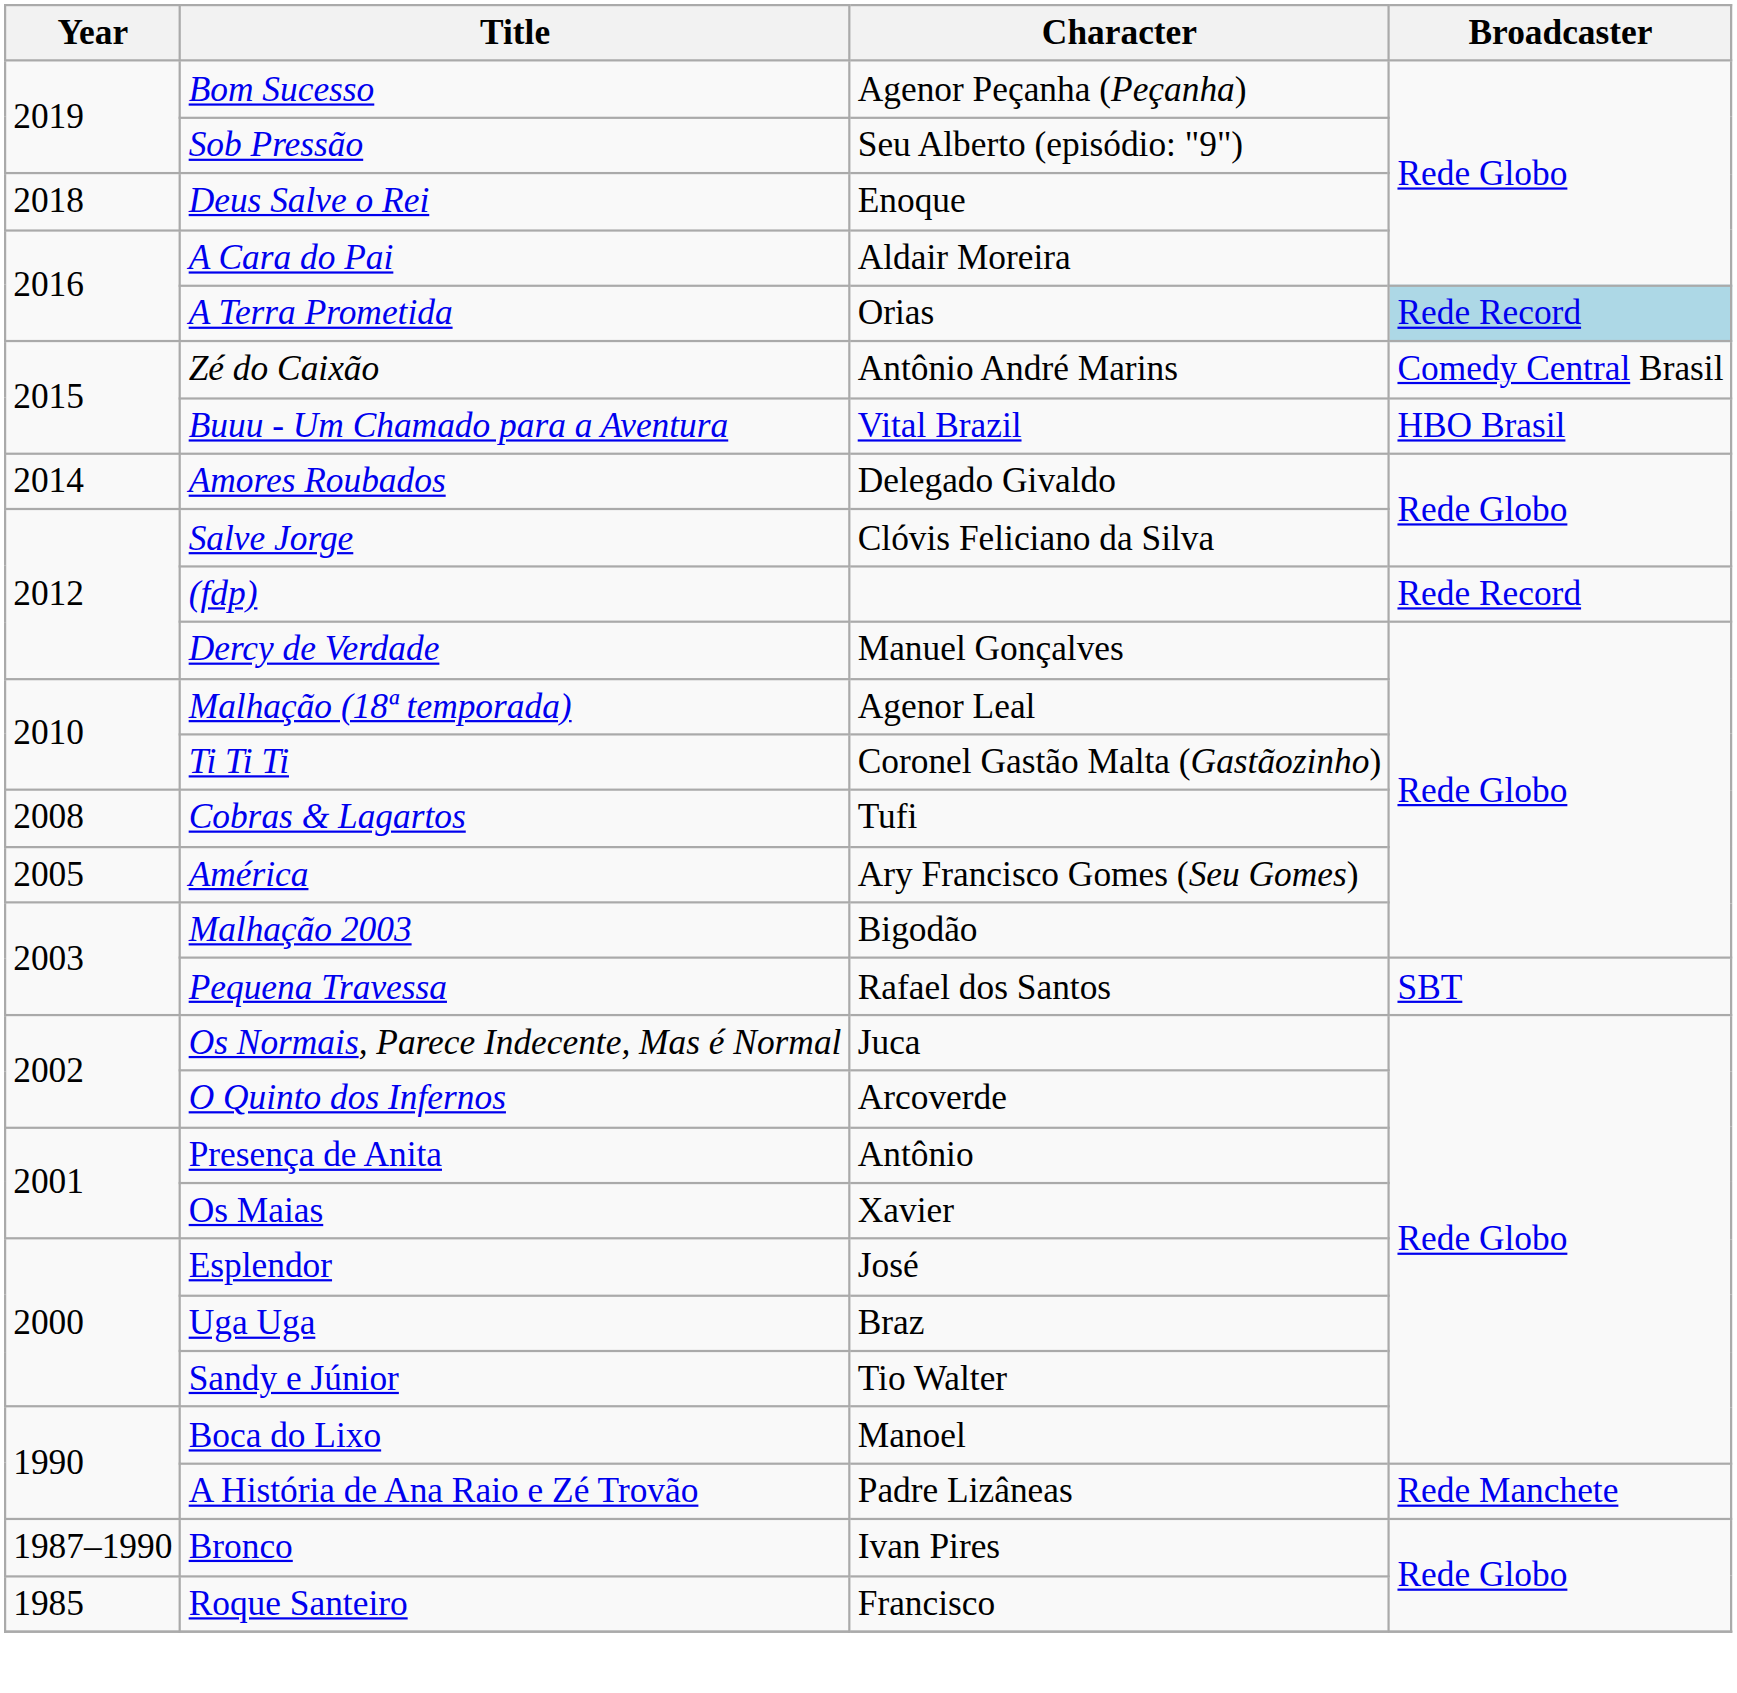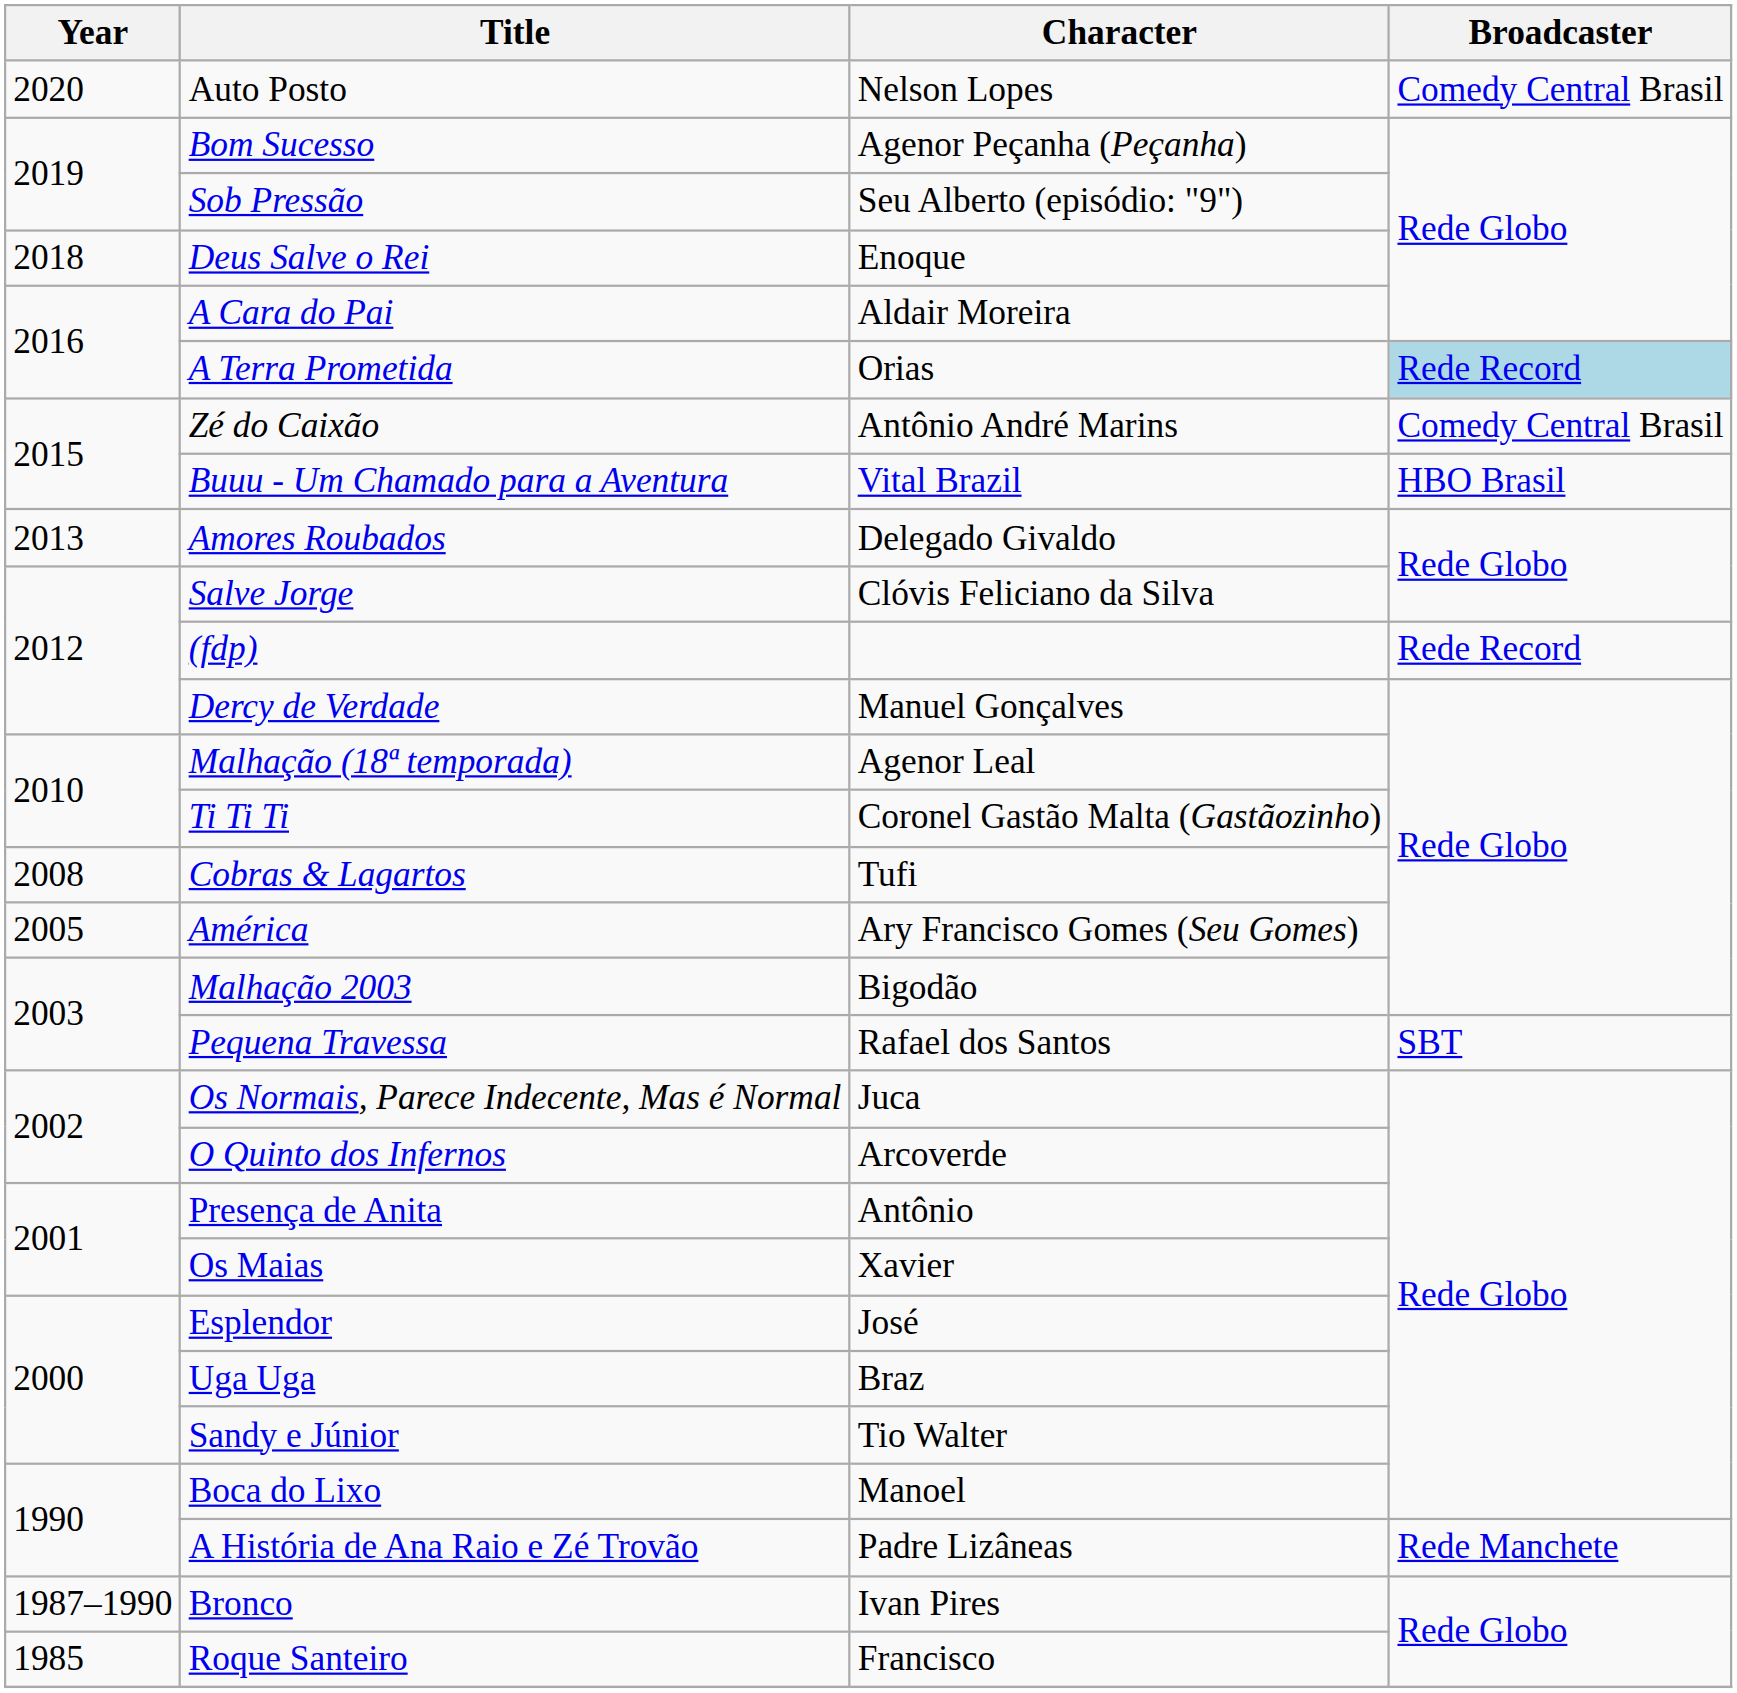+ row: (268, 88)
(49, 481) 2014 -> (49, 537) 2013
